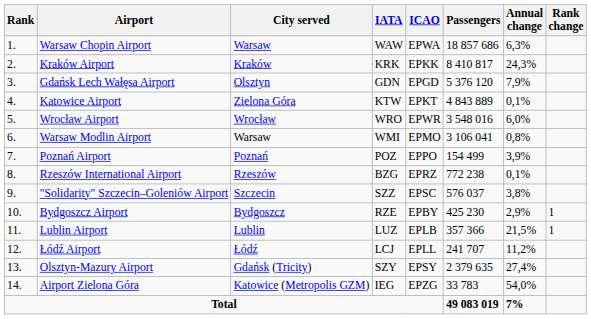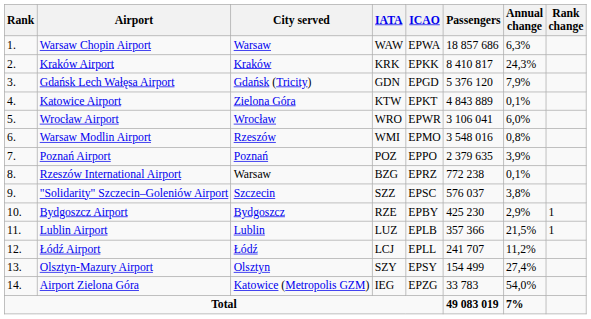(252, 82) Olsztyn -> (273, 82) Gdańsk (Tricity)
(470, 119) 3 548 016 -> (470, 119) 3 106 041
(252, 138) Warsaw -> (255, 138) Rzeszów
(470, 138) 3 106 041 -> (470, 138) 3 548 016
(465, 156) 154 499 -> (470, 156) 2 379 635
(255, 175) Rzeszów -> (252, 175) Warsaw
(273, 267) Gdańsk (Tricity) -> (252, 267) Olsztyn
(470, 267) 2 379 635 -> (465, 267) 154 499
